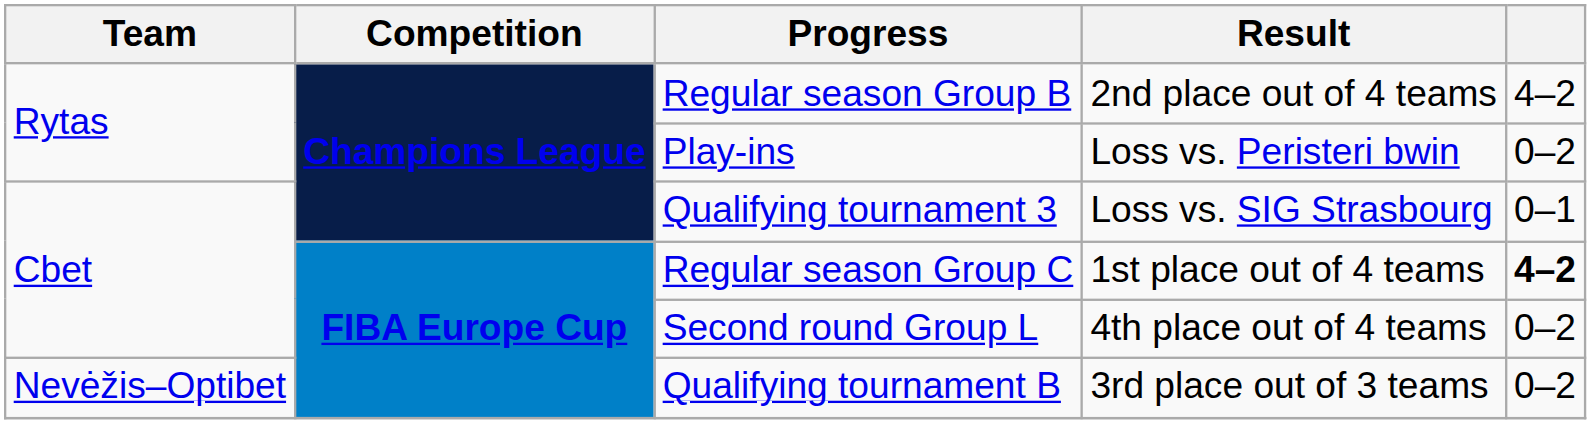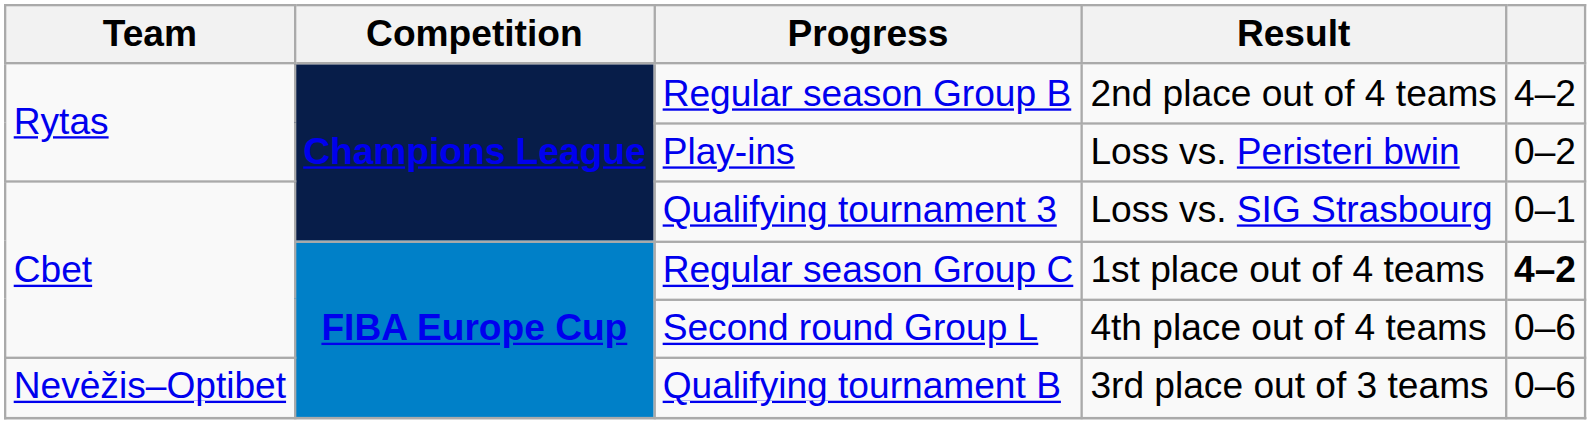(1545, 328) 0–2 -> (1545, 328) 0–6
(1545, 387) 0–2 -> (1545, 387) 0–6
